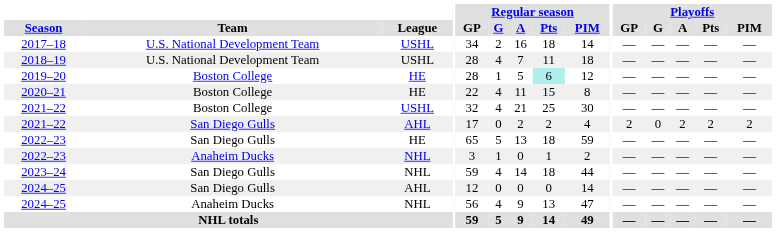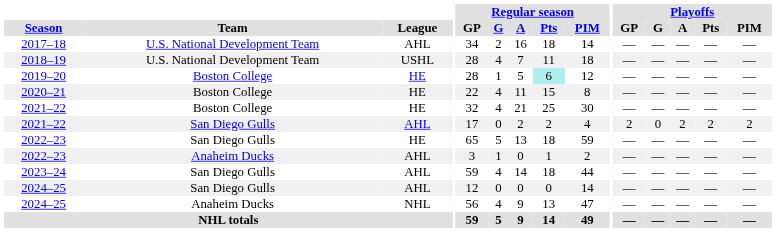(417, 44) USHL -> (417, 44) AHL
(417, 108) USHL -> (417, 108) HE
(417, 156) NHL -> (417, 156) AHL
(417, 172) NHL -> (417, 172) AHL
